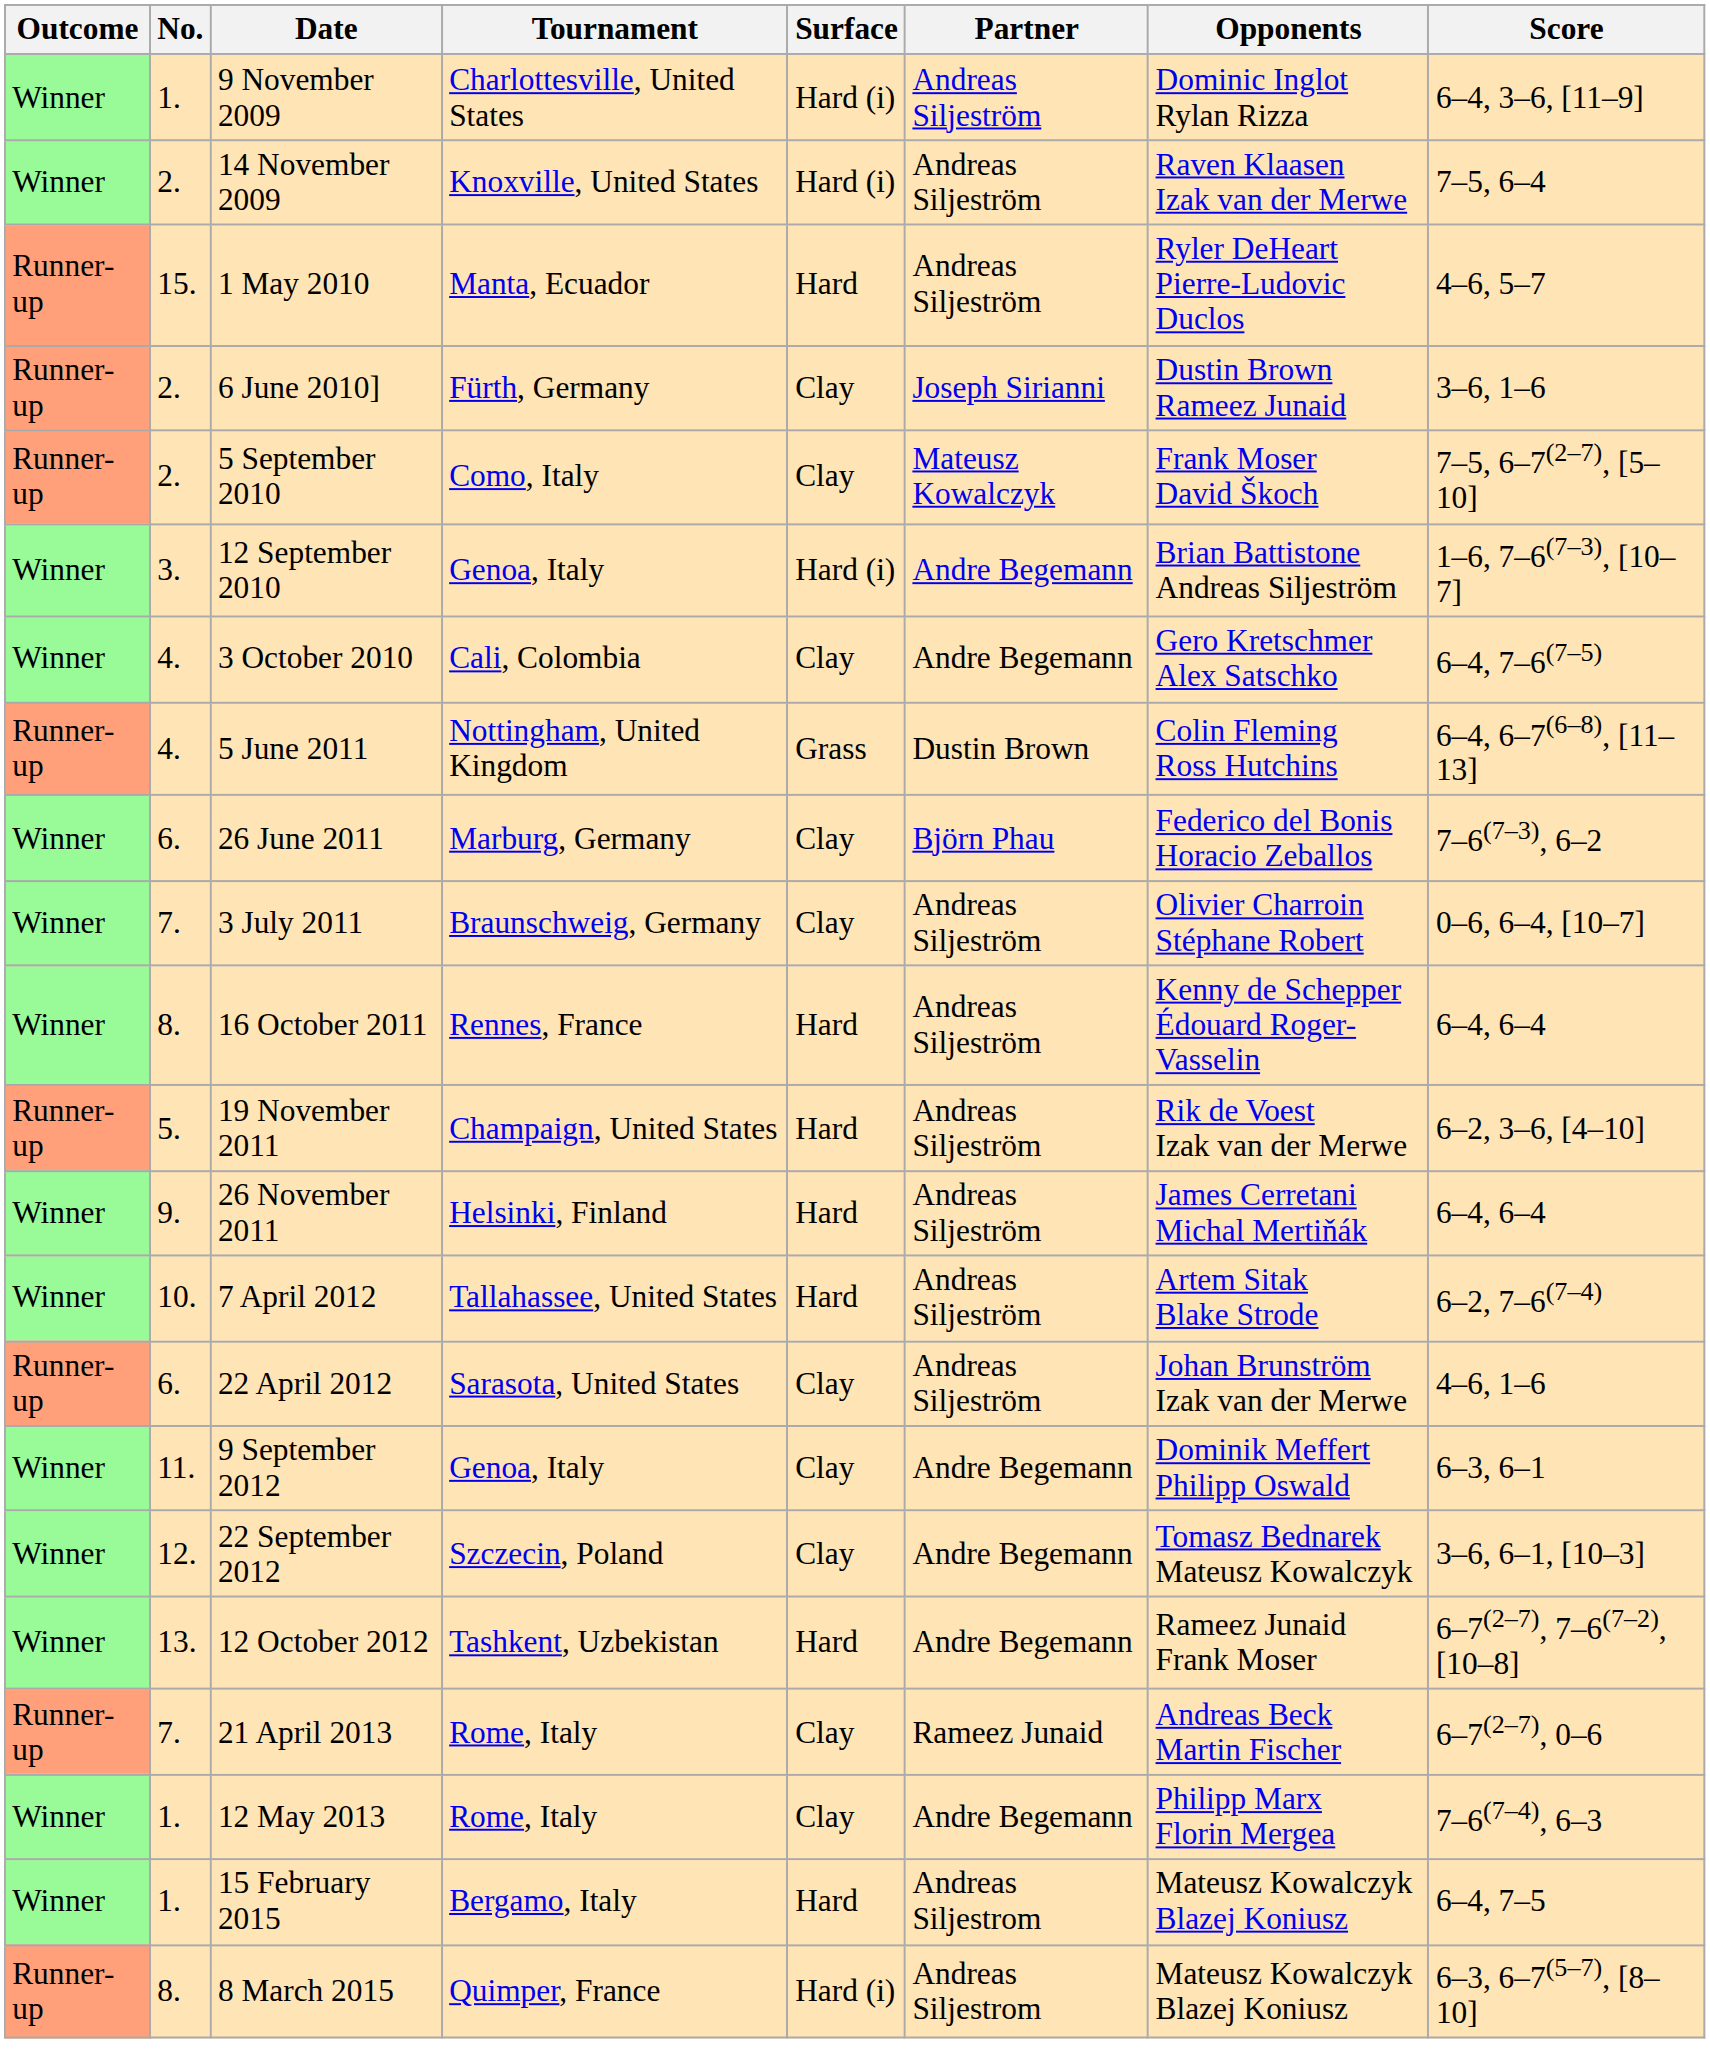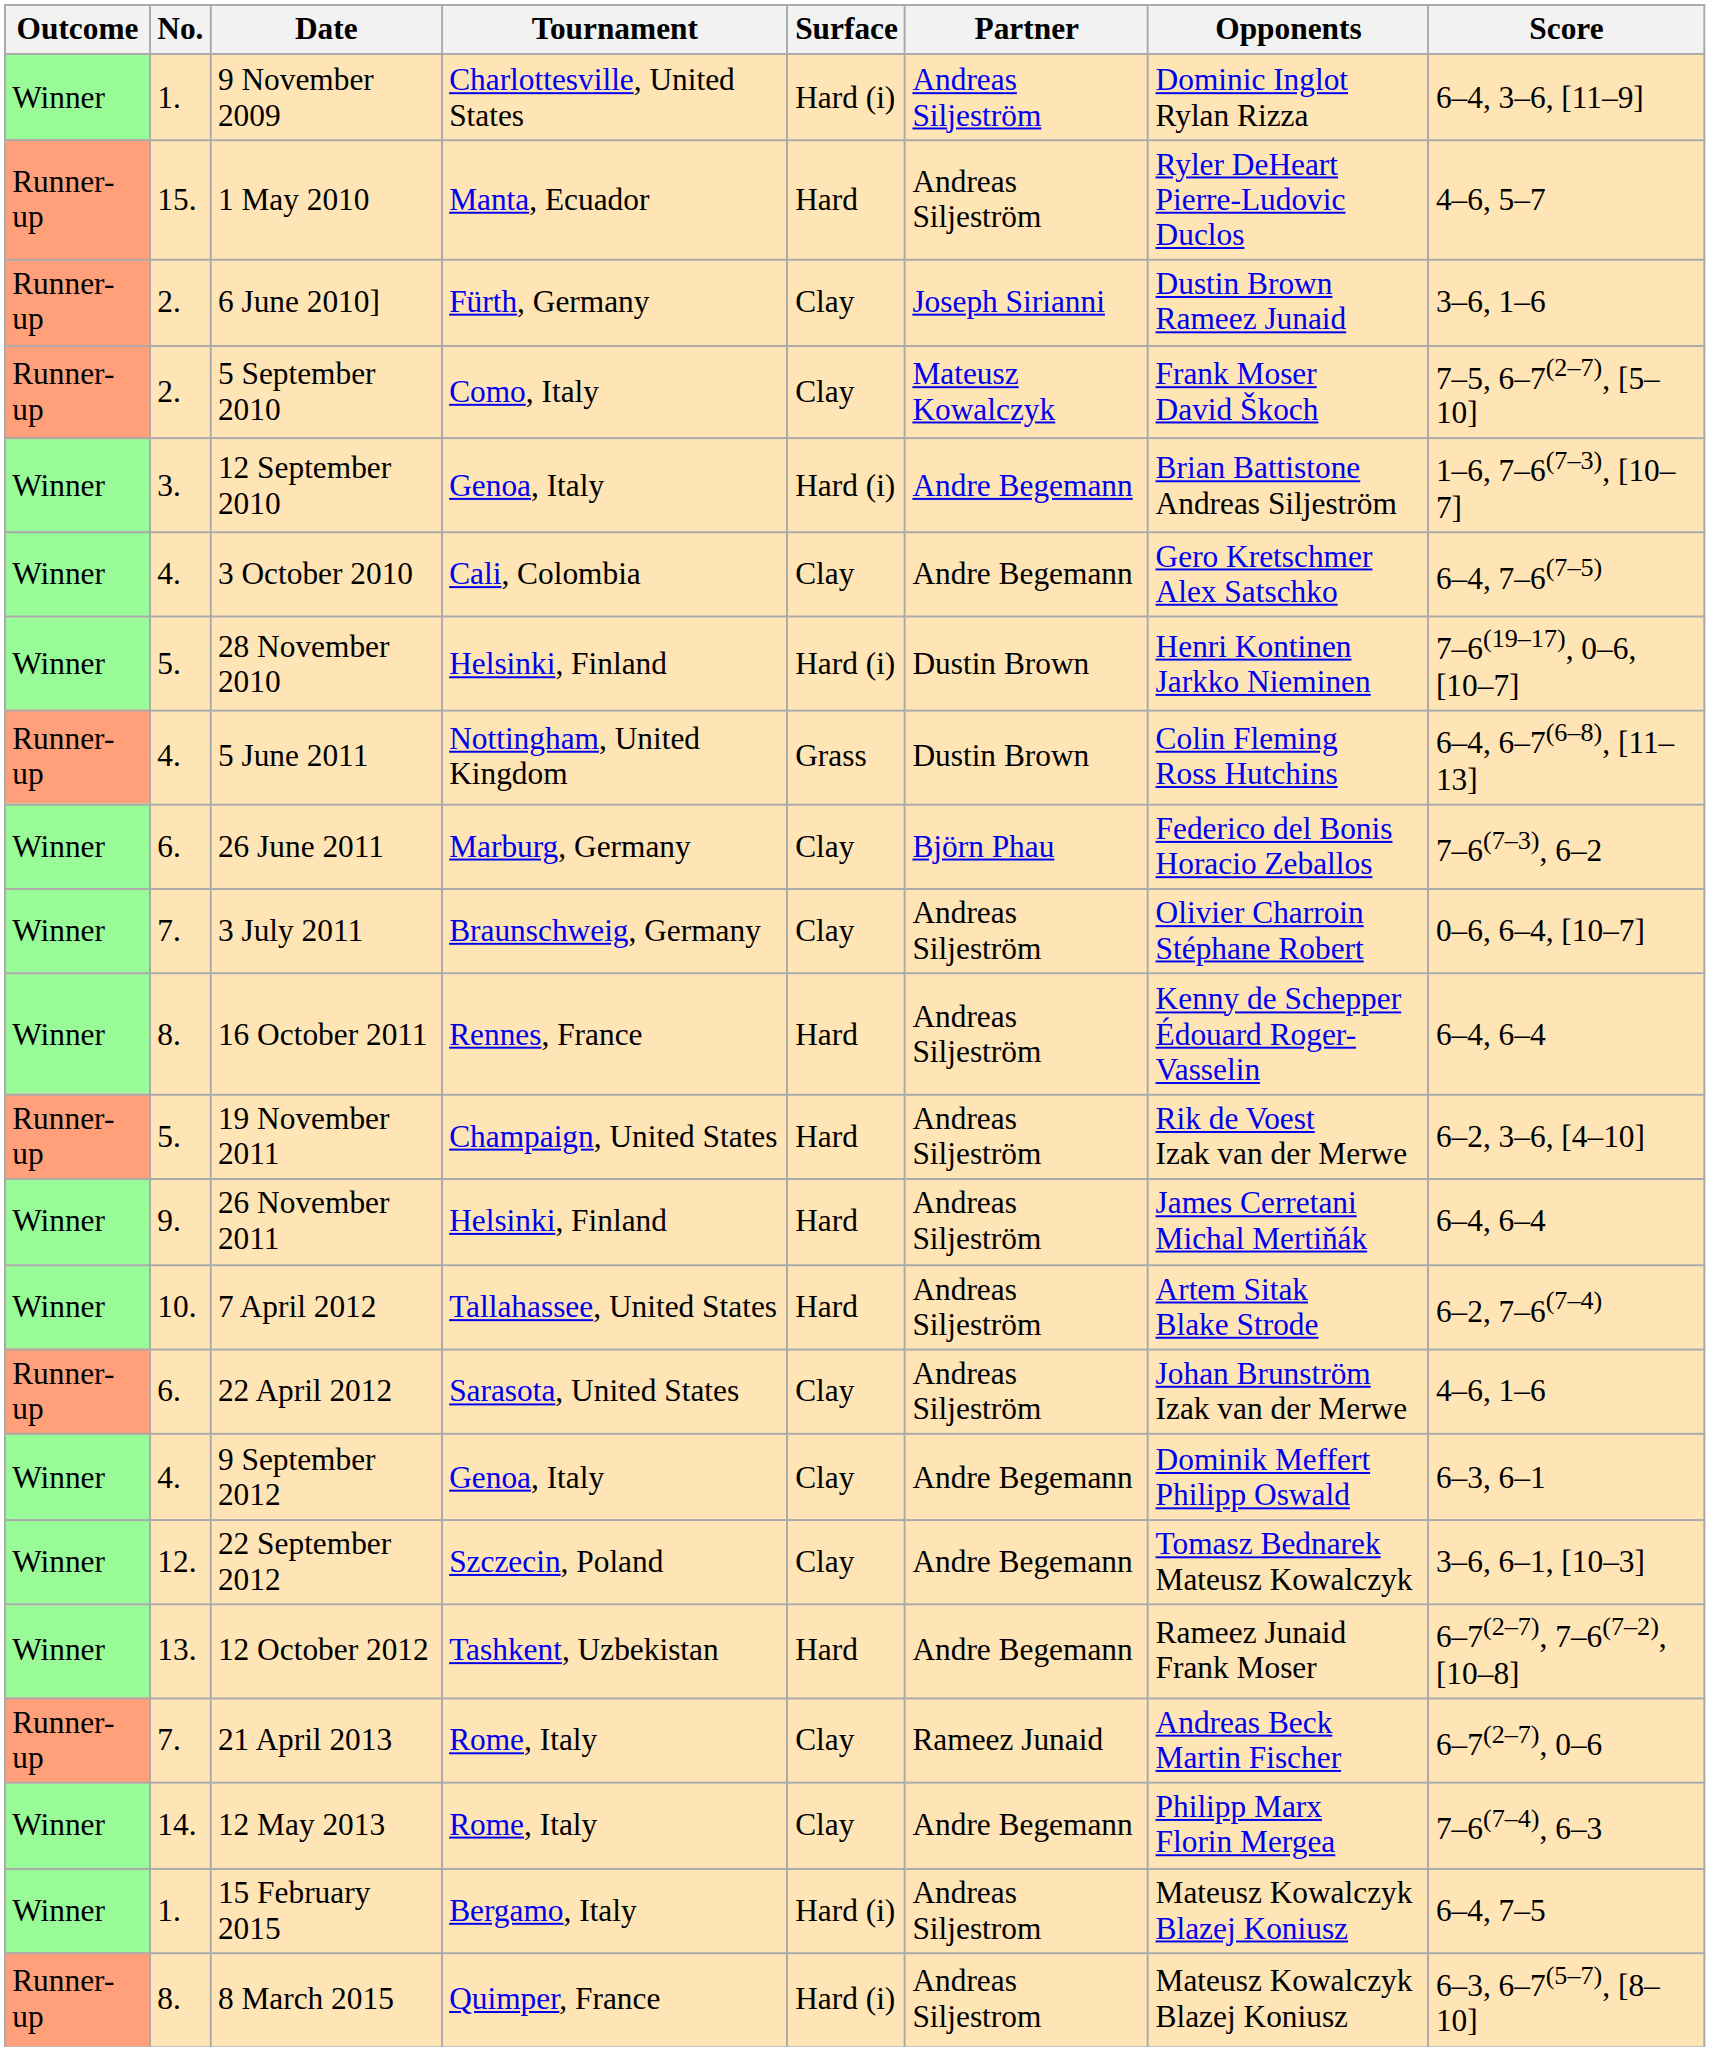- row: (304, 181)
+ row: (304, 663)
(176, 1467) 11. -> (169, 1476) 4.
(169, 1816) 1. -> (177, 1825) 14.
(827, 1901) Hard -> (845, 1910) Hard (i)
